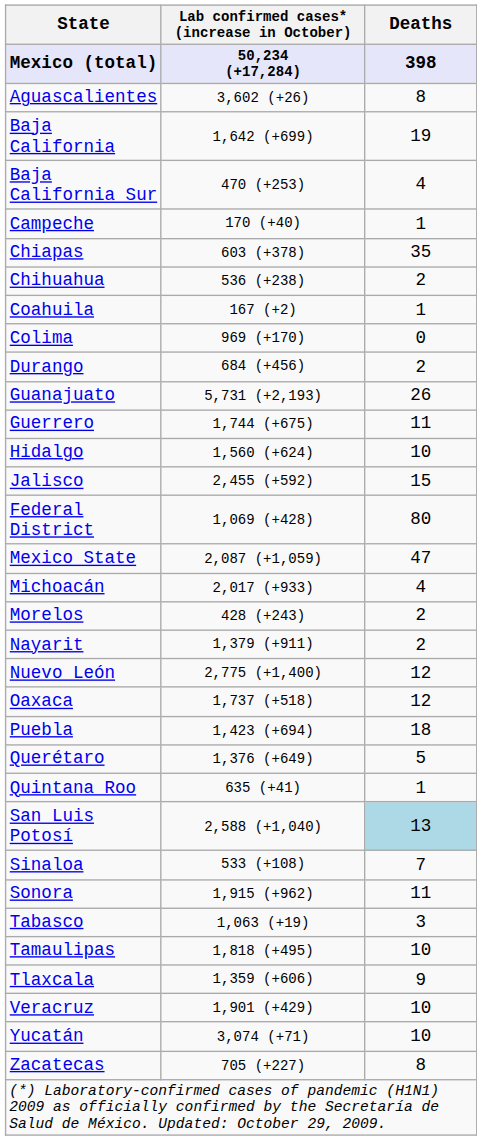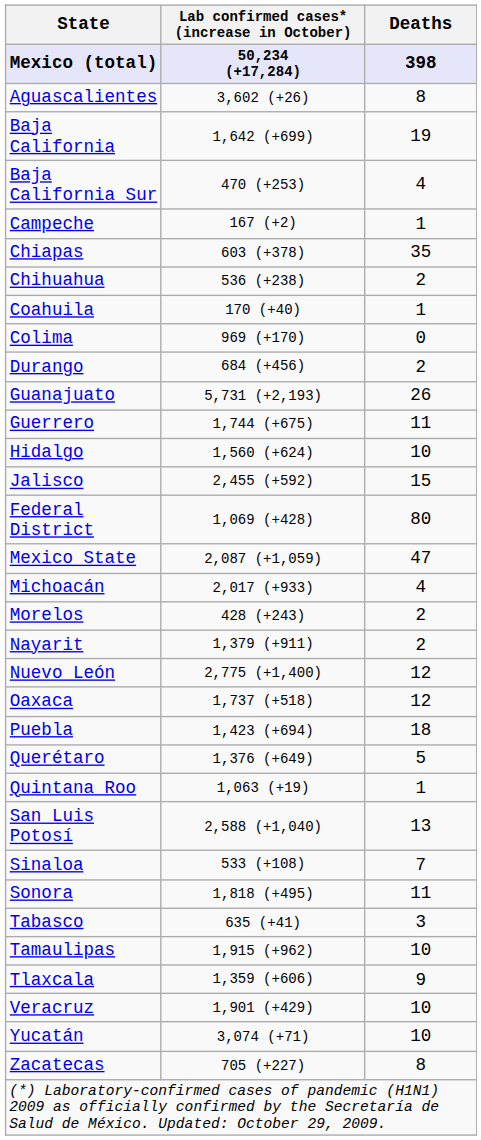(263, 224) 170 (+40) -> (263, 224) 167 (+2)
(263, 310) 167 (+2) -> (263, 310) 170 (+40)
(263, 787) 635 (+41) -> (263, 787) 1,063 (+19)
(421, 826) lightblue background -> (421, 826) no background
(263, 894) 1,915 (+962) -> (263, 894) 1,818 (+495)
(263, 922) 1,063 (+19) -> (263, 922) 635 (+41)
(263, 951) 1,818 (+495) -> (263, 951) 1,915 (+962)
